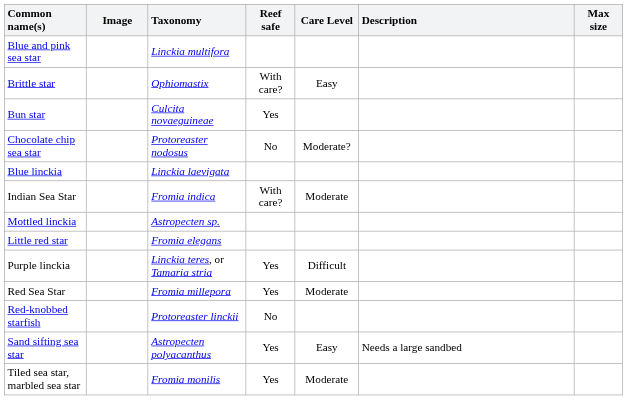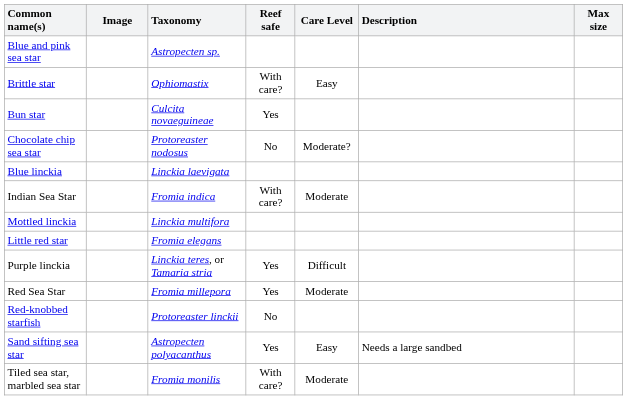(190, 51) Linckia multifora -> (186, 51) Astropecten sp.
(186, 221) Astropecten sp. -> (190, 221) Linckia multifora
(271, 379) Yes -> (271, 379) With care?
